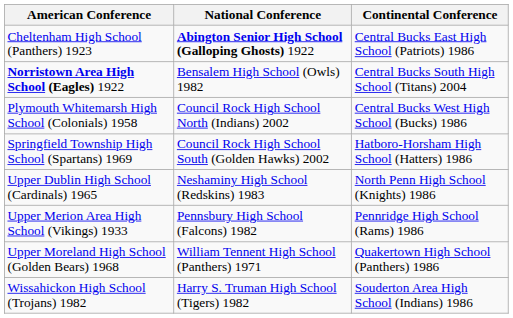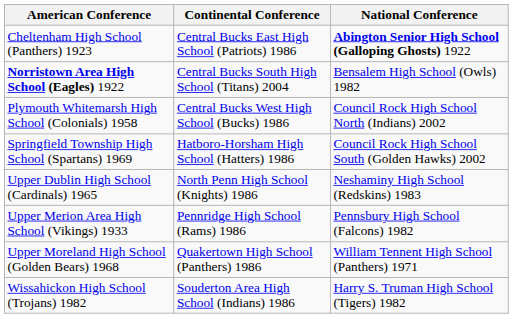columns swapped: (430, 15) <-> (263, 15)
